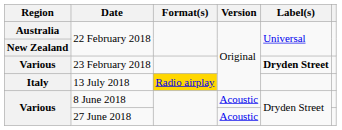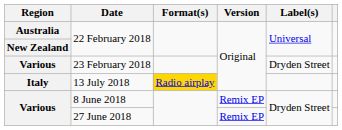(296, 64) bold -> (299, 64) normal
(239, 99) Acoustic -> (242, 99) Remix EP
(239, 116) Acoustic -> (242, 116) Remix EP
